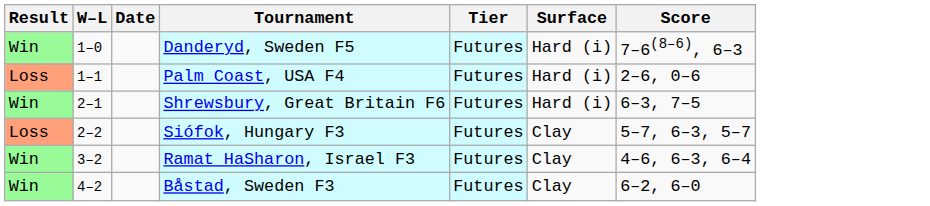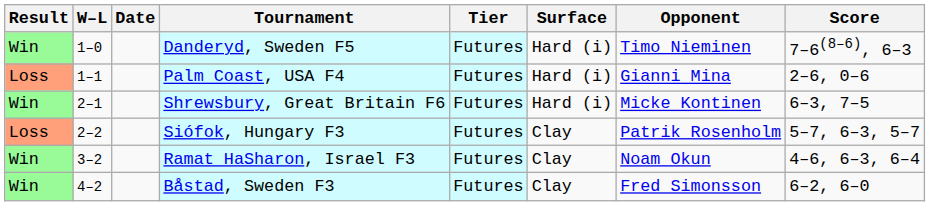+ column: (701, 18)
